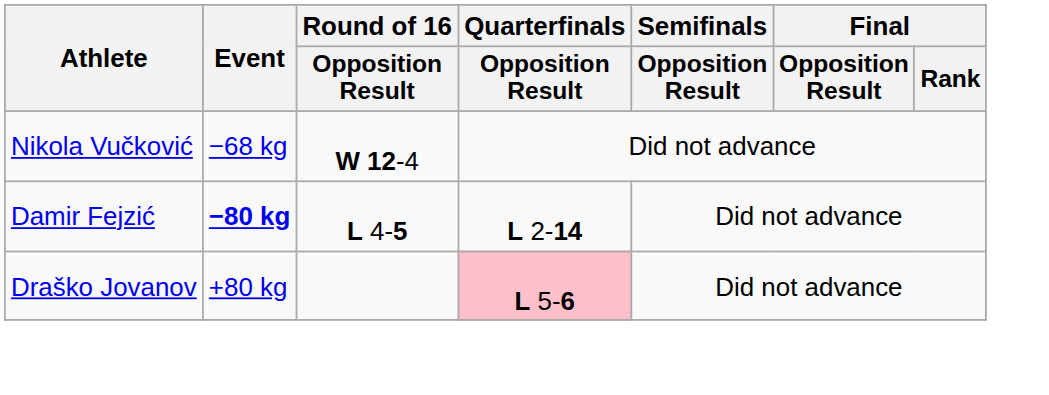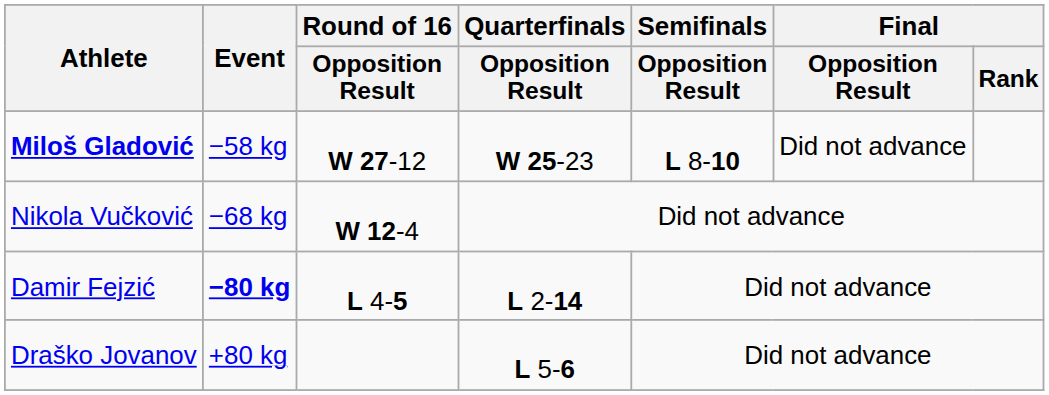+ row: (102, 147)
(545, 301) pink background -> (545, 370) no background
